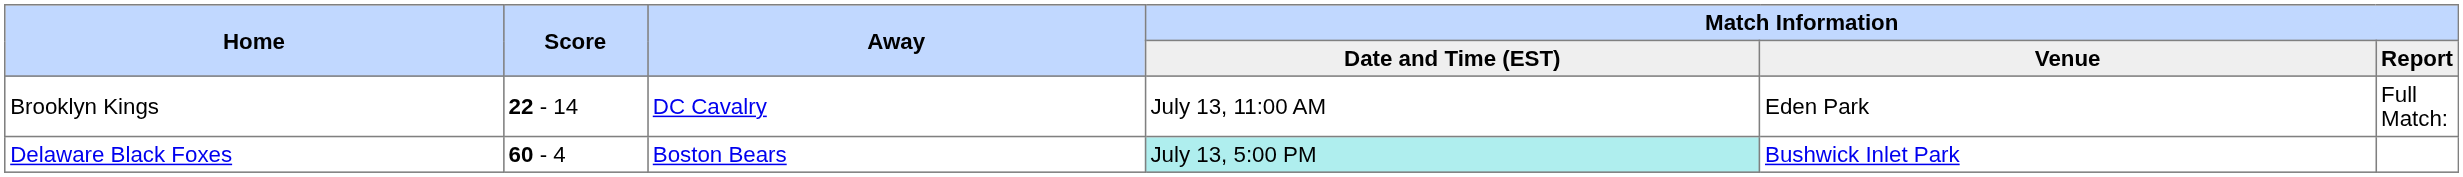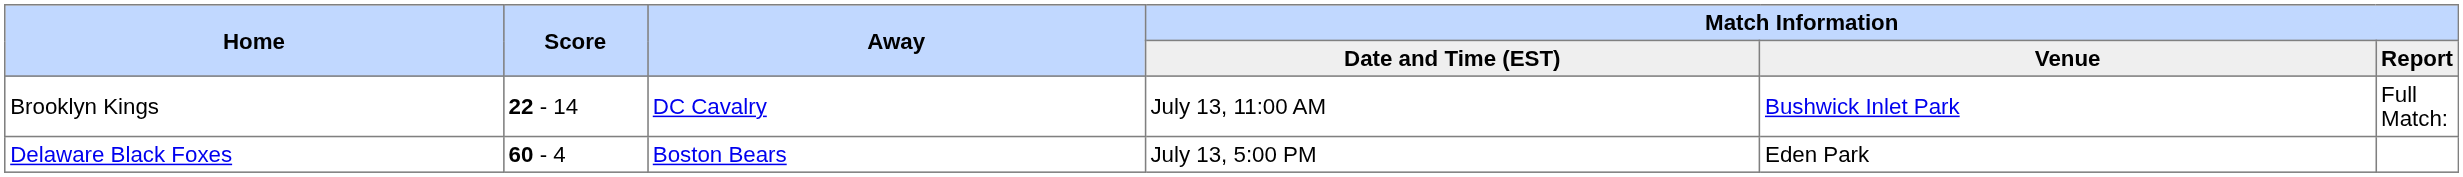(1817, 106) Eden Park -> (1862, 106) Bushwick Inlet Park
(1233, 154) paleturquoise background -> (1233, 154) no background
(1862, 154) Bushwick Inlet Park -> (1817, 154) Eden Park
